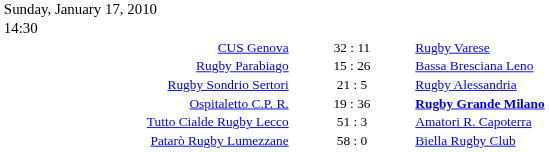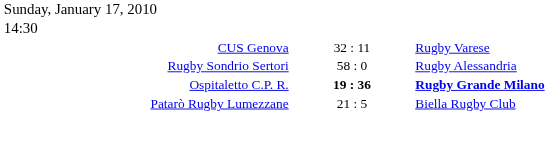- row: (242, 66)
(352, 84) 21 : 5 -> (352, 66) 58 : 0
(352, 103) normal -> (352, 84) bold
- row: (218, 122)
(352, 140) 58 : 0 -> (352, 103) 21 : 5
